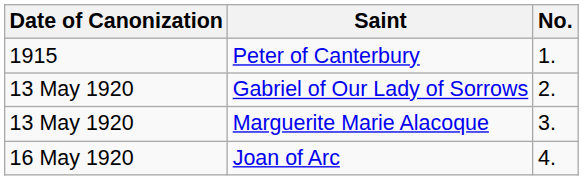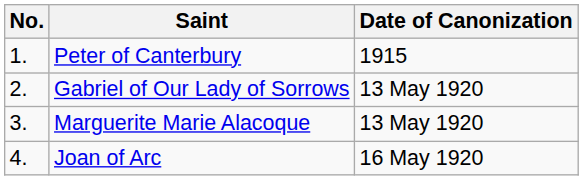columns swapped: (555, 21) <-> (116, 21)
